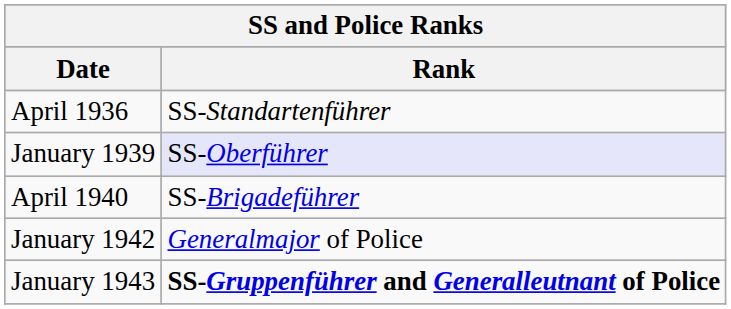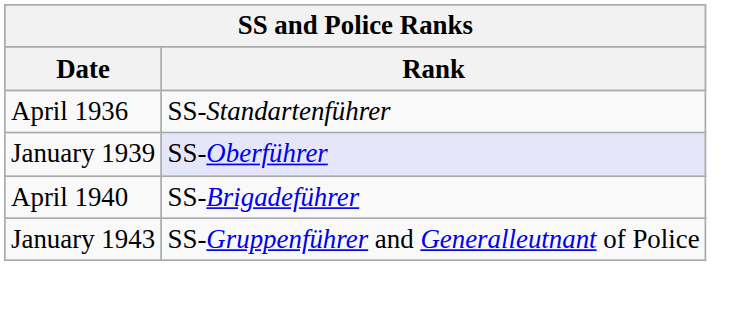- row: (83, 238)
(444, 281) bold -> (434, 238) normal
